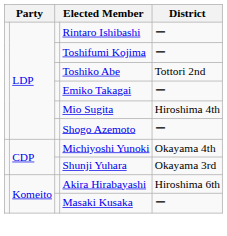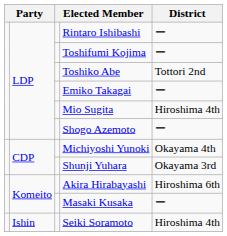+ row: (98, 222)
